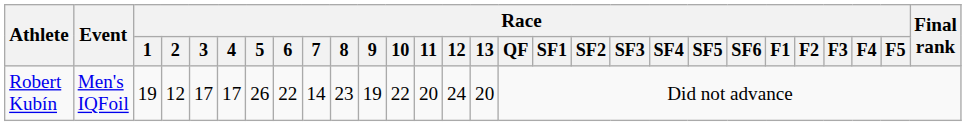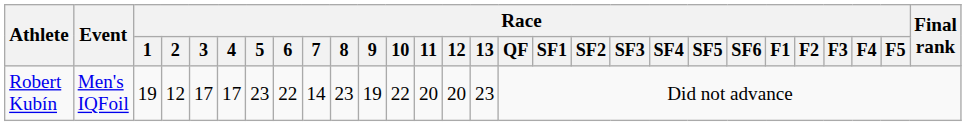(260, 93) 26 -> (260, 93) 23
(457, 93) 24 -> (457, 93) 20
(485, 93) 20 -> (485, 93) 23
